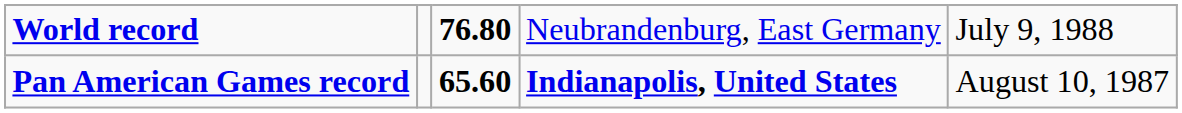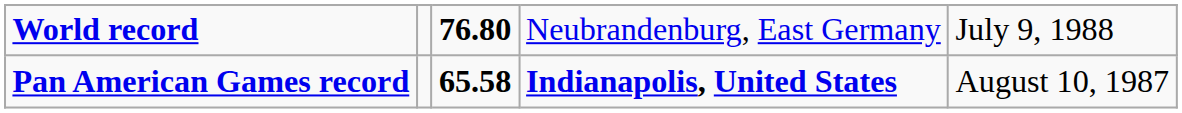(475, 81) 65.60 -> (475, 81) 65.58
